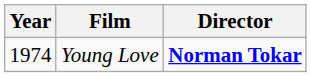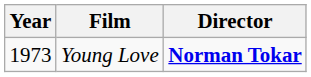(30, 54) 1974 -> (30, 54) 1973
